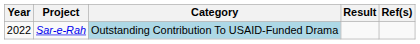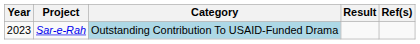(19, 30) 2022 -> (19, 30) 2023
